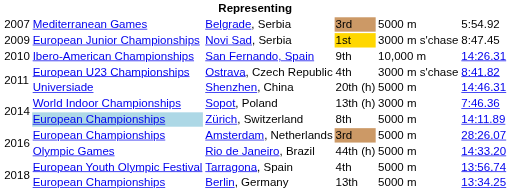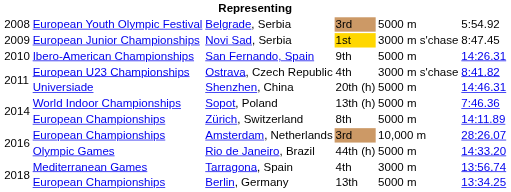(17, 24) 2007 -> (17, 24) 2008
(90, 24) Mediterranean Games -> (118, 24) European Youth Olympic Festival
(402, 56) 10,000 m -> (397, 56) 5000 m
(397, 103) 3000 m -> (397, 103) 5000 m
(99, 119) lightblue background -> (99, 119) no background
(397, 135) 5000 m -> (402, 135) 10,000 m
(118, 167) European Youth Olympic Festival -> (90, 167) Mediterranean Games
(397, 167) 5000 m -> (397, 167) 3000 m
